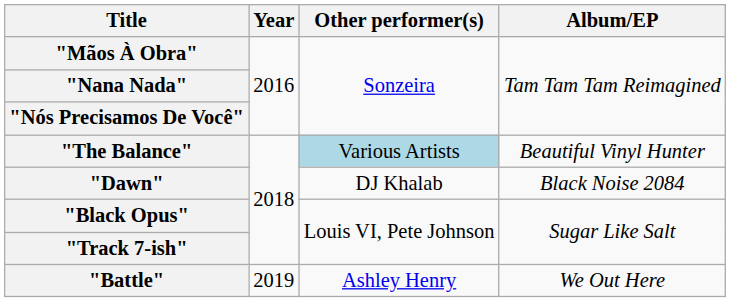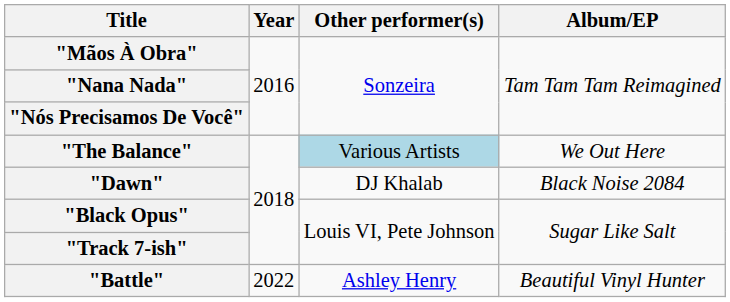(612, 150) Beautiful Vinyl Hunter -> (612, 150) We Out Here
(274, 280) 2019 -> (274, 280) 2022
(612, 280) We Out Here -> (612, 280) Beautiful Vinyl Hunter
